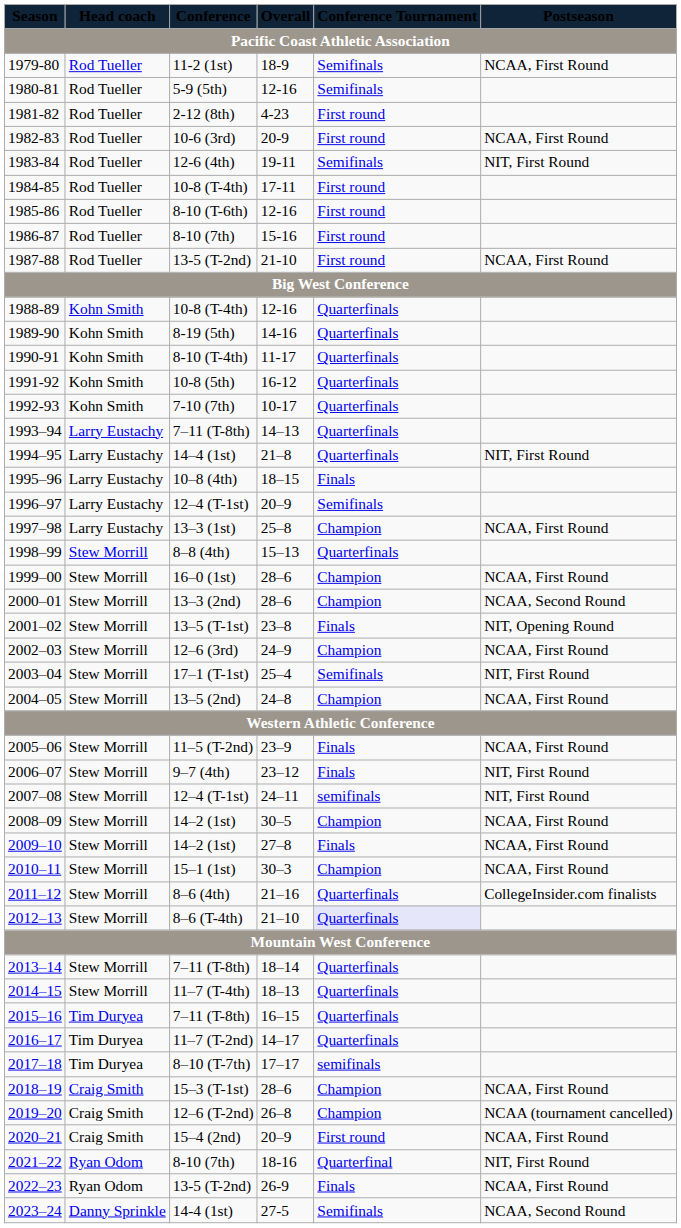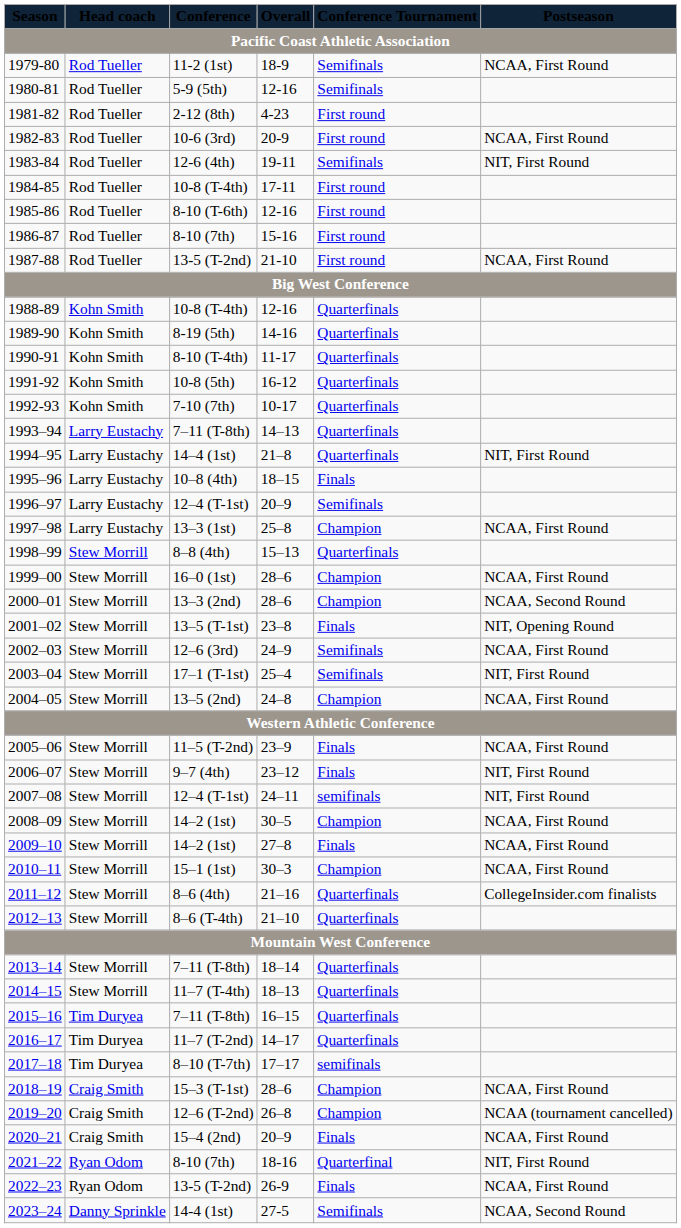(349, 650) Champion -> (350, 650) Semifinals
(358, 917) lavender background -> (358, 917) no background
(351, 1137) First round -> (336, 1137) Finals
